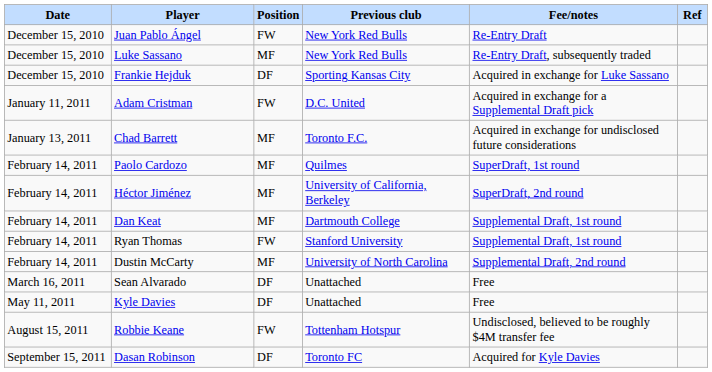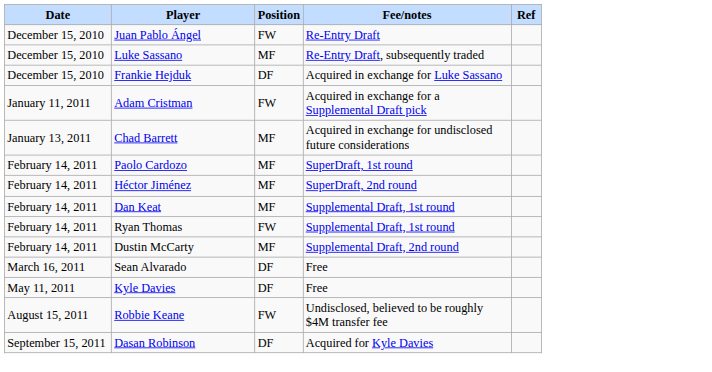- column: (386, 14)
